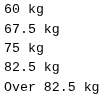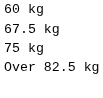- row: (32, 68)
